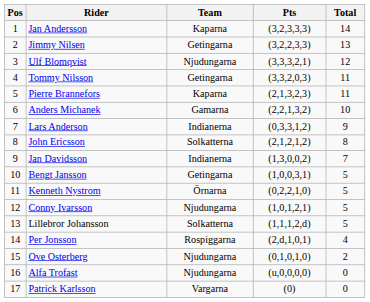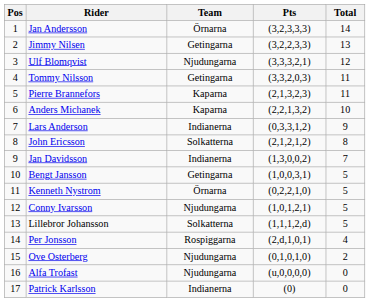(210, 28) Kaparna -> (210, 28) Örnarna
(210, 110) Gamarna -> (210, 110) Kaparna
(210, 289) Vargarna -> (210, 289) Indianerna
